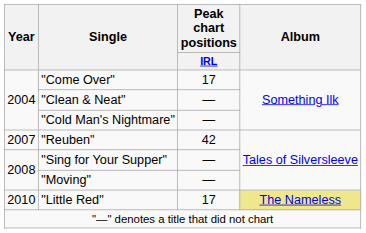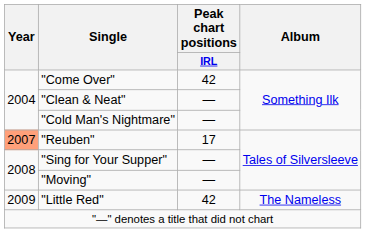(209, 79) 17 -> (209, 79) 42
(21, 140) no background -> (21, 140) lightsalmon background
(209, 140) 42 -> (209, 140) 17
(21, 200) 2010 -> (21, 200) 2009
(209, 200) 17 -> (209, 200) 42
(300, 200) khaki background -> (300, 200) no background
